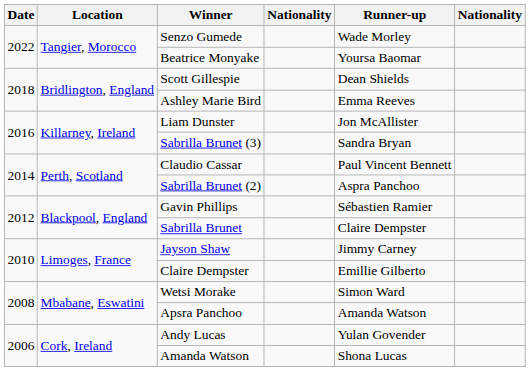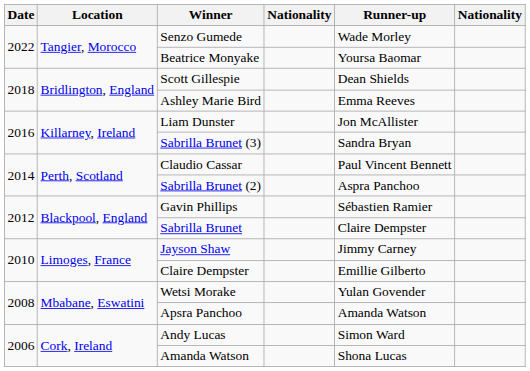(371, 292) Simon Ward -> (382, 292) Yulan Govender
(382, 334) Yulan Govender -> (371, 334) Simon Ward
